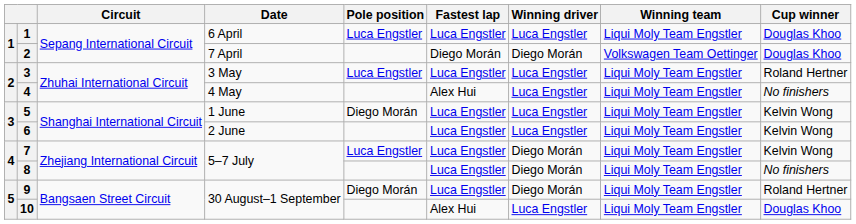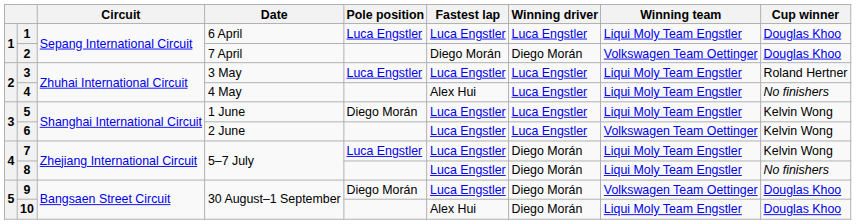(673, 131) Liqui Moly Team Engstler -> (681, 131) Volkswagen Team Oettinger
(673, 189) Liqui Moly Team Engstler -> (681, 189) Volkswagen Team Oettinger
(805, 189) Roland Hertner -> (802, 189) Douglas Khoo
(549, 209) Luca Engstler -> (547, 209) Diego Morán
